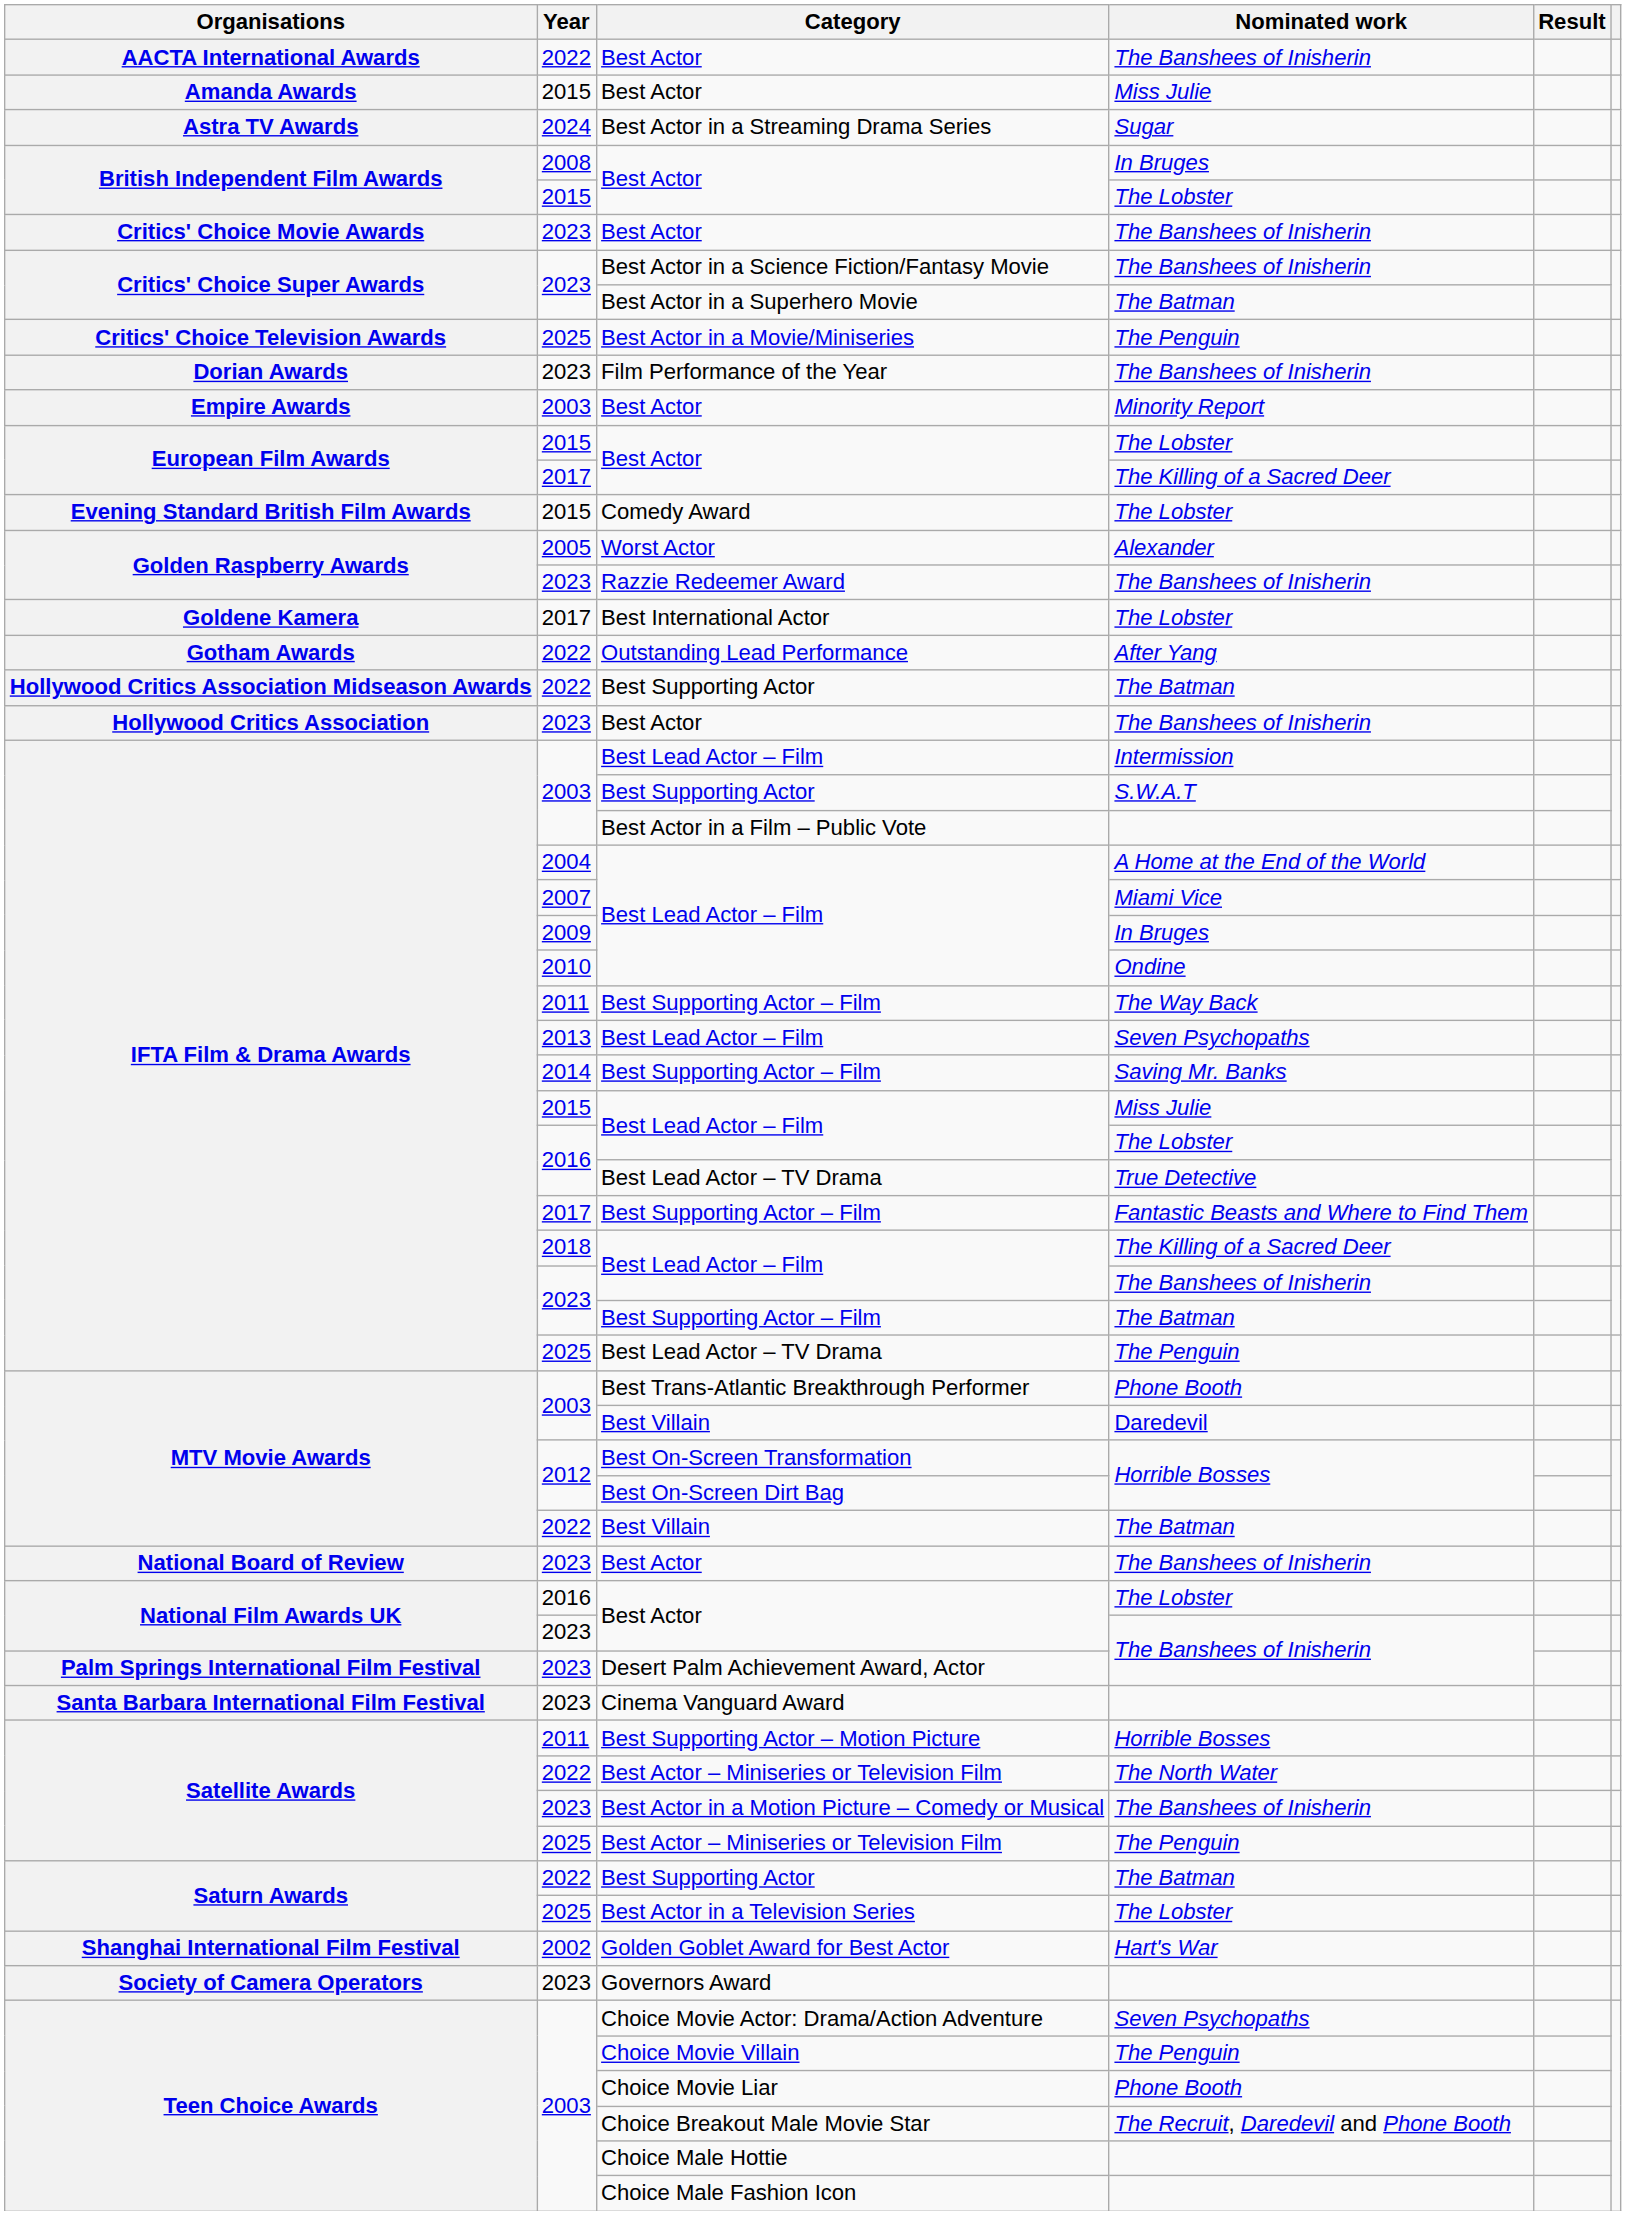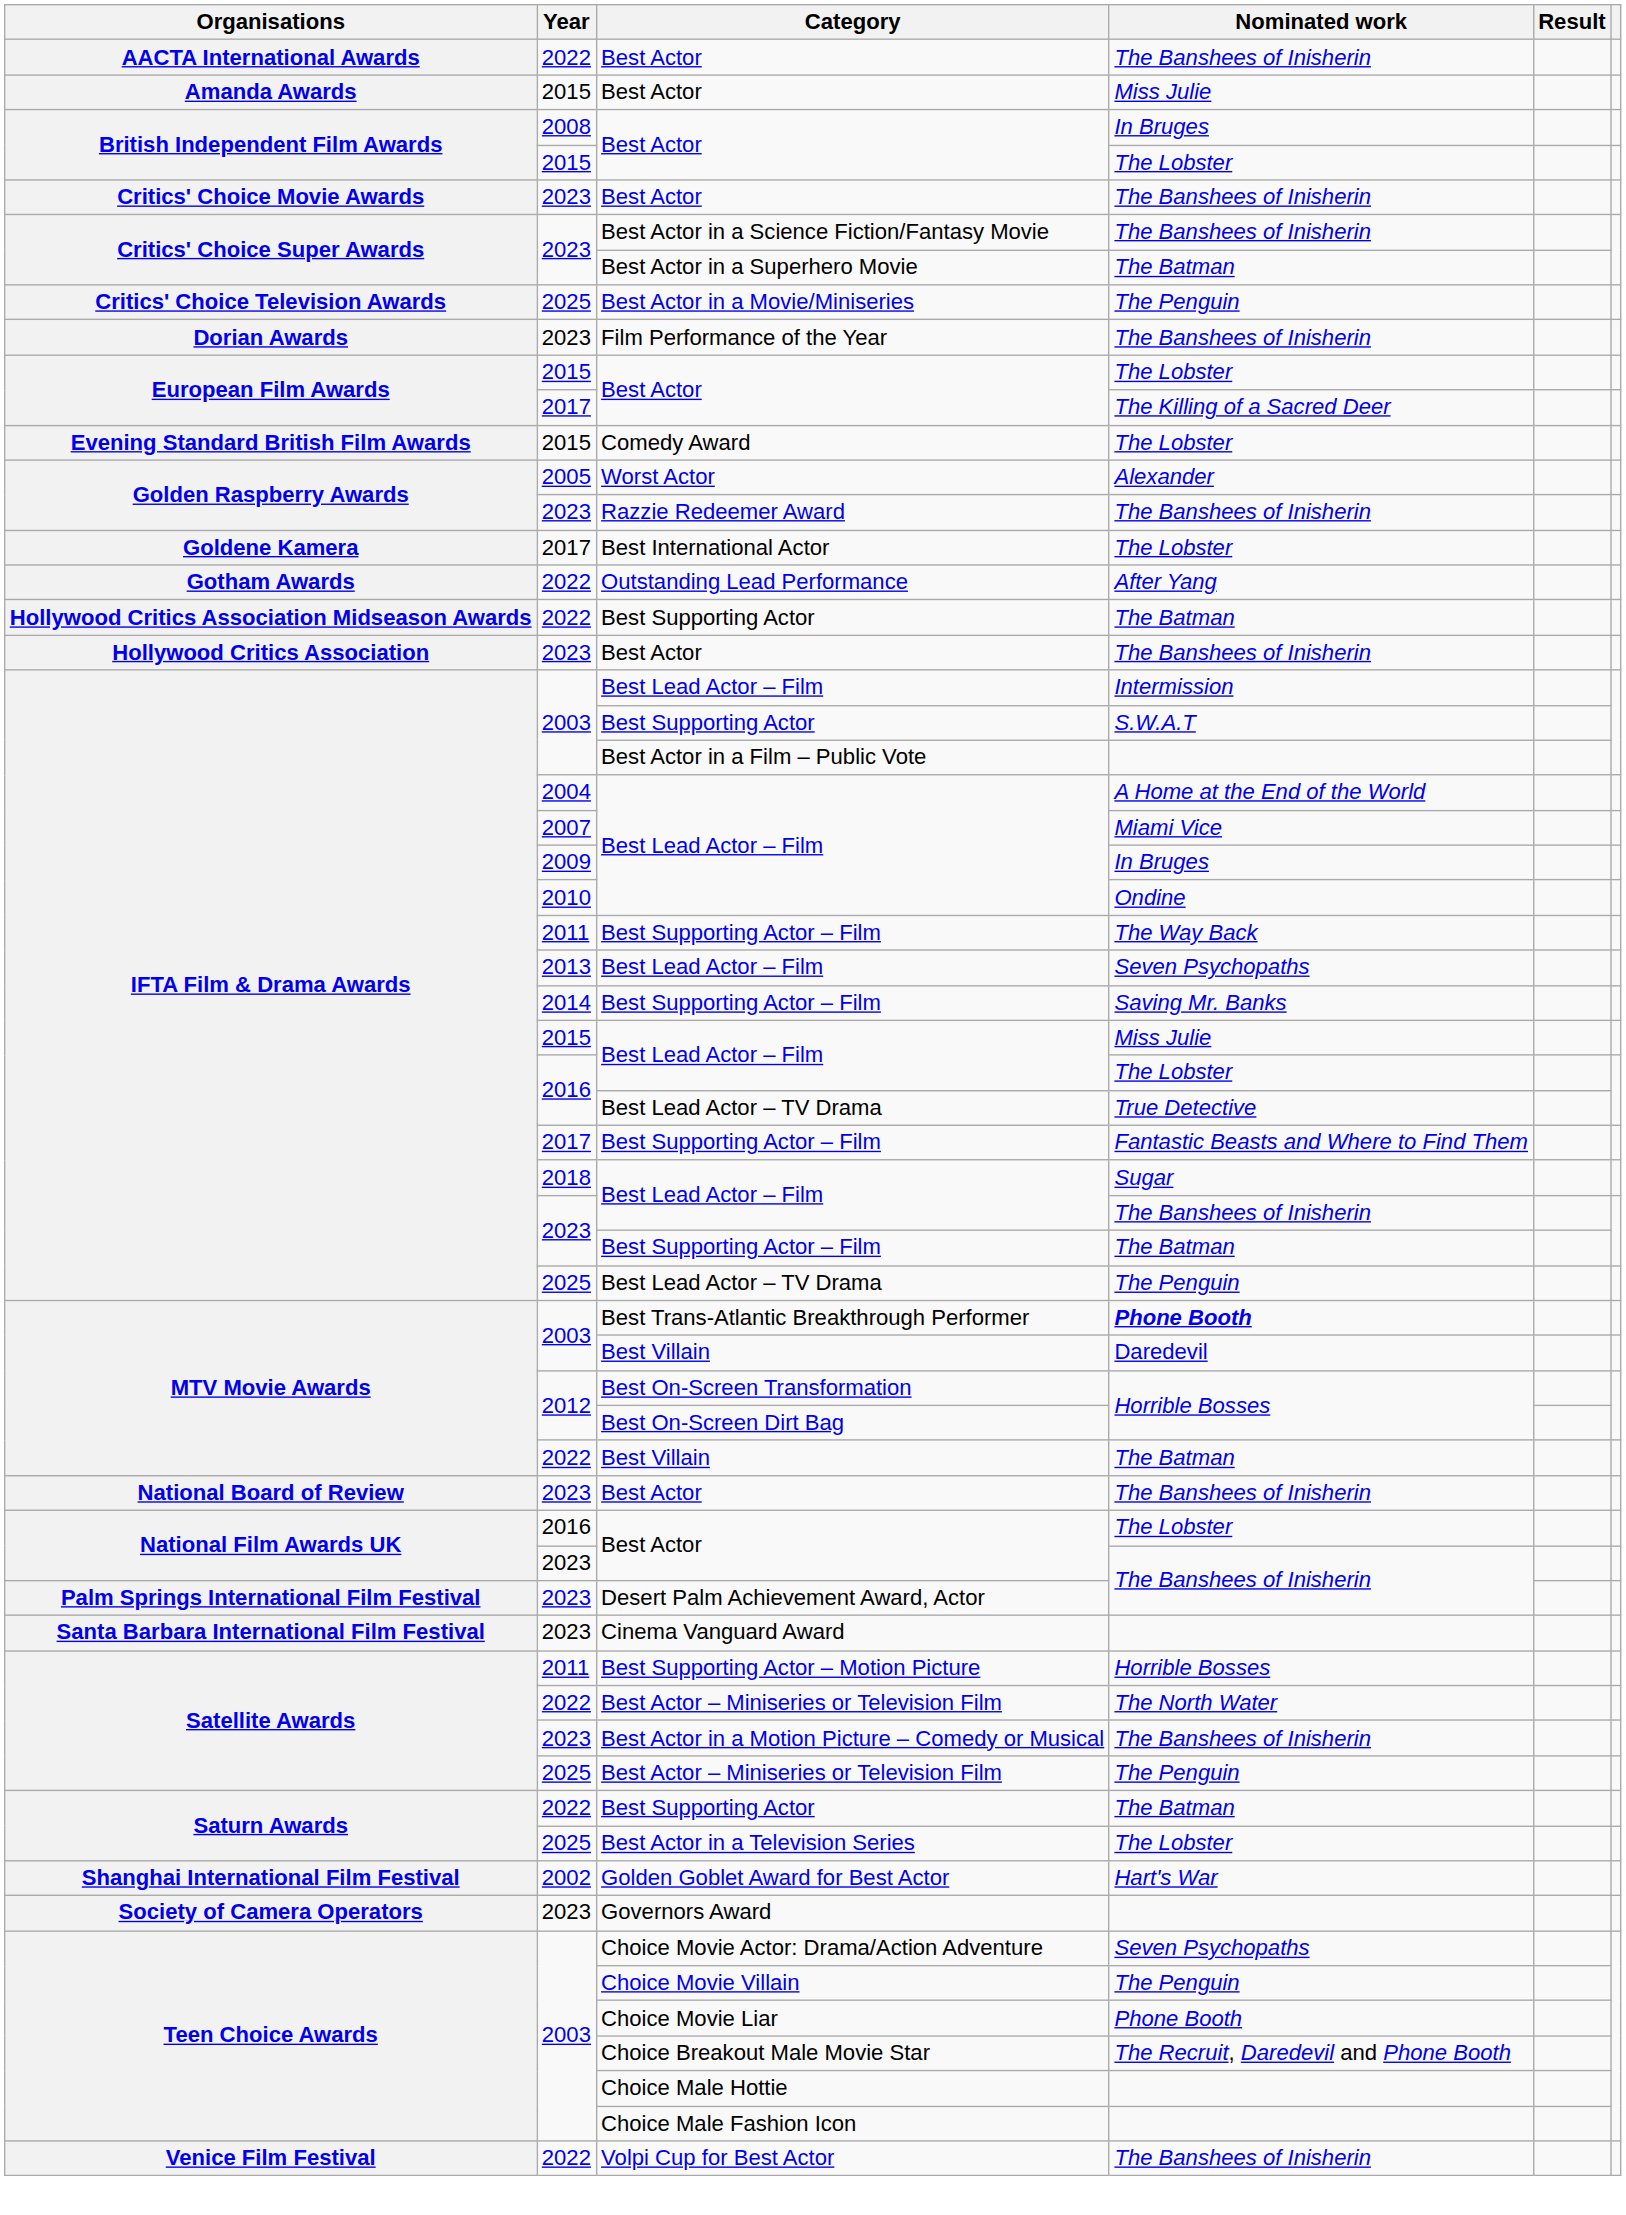- row: (566, 127)
- row: (566, 407)
(1253, 1247) The Killing of a Sacred Deer -> (1144, 1177) Sugar
(1178, 1387) normal -> (1183, 1317) bold
+ row: (566, 2158)
